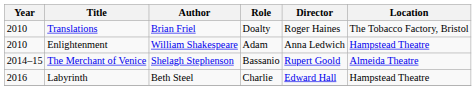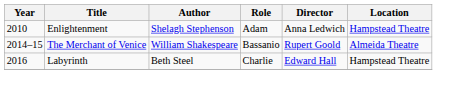- row: (72, 28)
(194, 45) William Shakespeare -> (192, 28) Shelagh Stephenson
(192, 61) Shelagh Stephenson -> (194, 45) William Shakespeare
